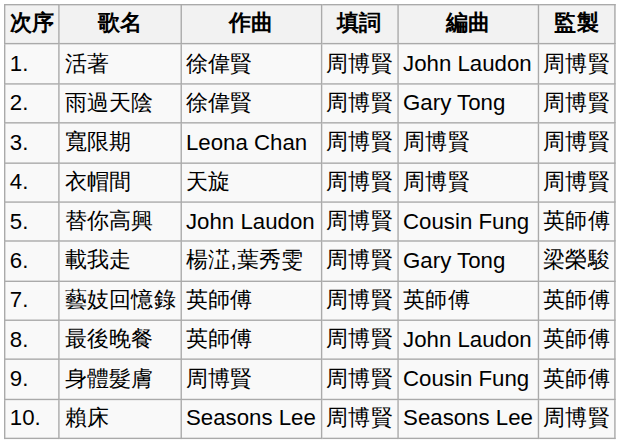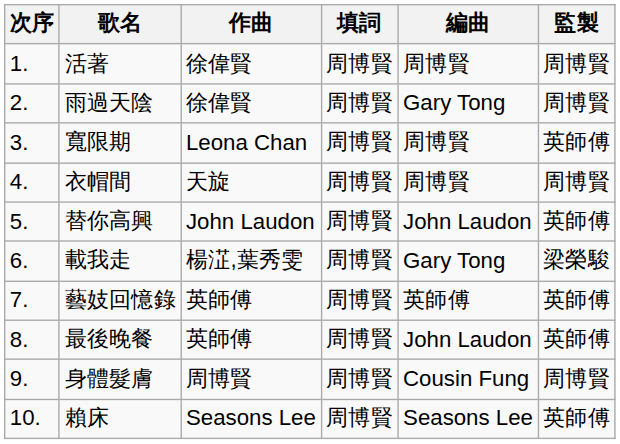(467, 63) John Laudon -> (436, 62) 周博賢
(577, 141) 周博賢 -> (577, 141) 英師傅
(466, 221) Cousin Fung -> (467, 221) John Laudon
(577, 378) 英師傅 -> (577, 378) 周博賢
(577, 417) 周博賢 -> (577, 417) 英師傅
